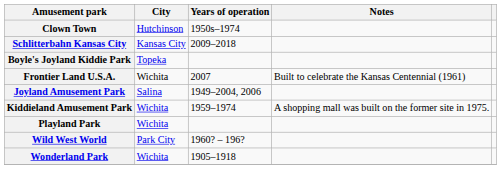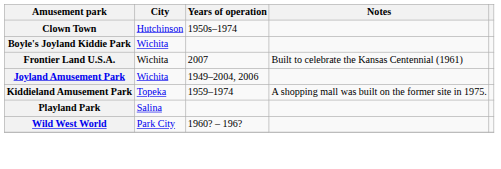- row: (69, 44)
(152, 60) Topeka -> (152, 44) Wichita
(149, 92) Salina -> (152, 76) Wichita
(152, 108) Wichita -> (152, 92) Topeka
(152, 124) Wichita -> (149, 108) Salina
- row: (69, 156)
